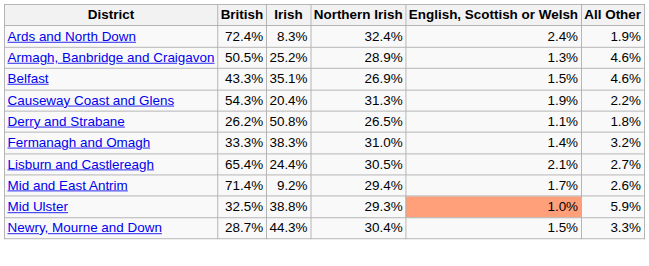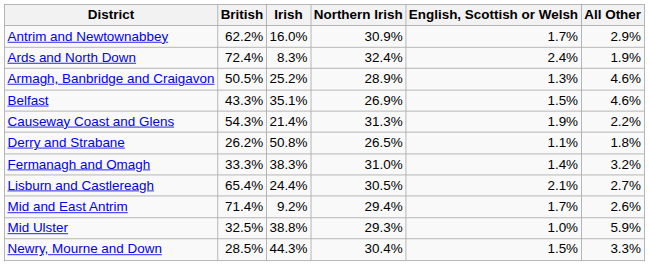+ row: (88, 36)
(288, 100) 20.4% -> (288, 121) 21.4%
(563, 206) lightsalmon background -> (563, 228) no background
(244, 228) 28.7% -> (244, 249) 28.5%
